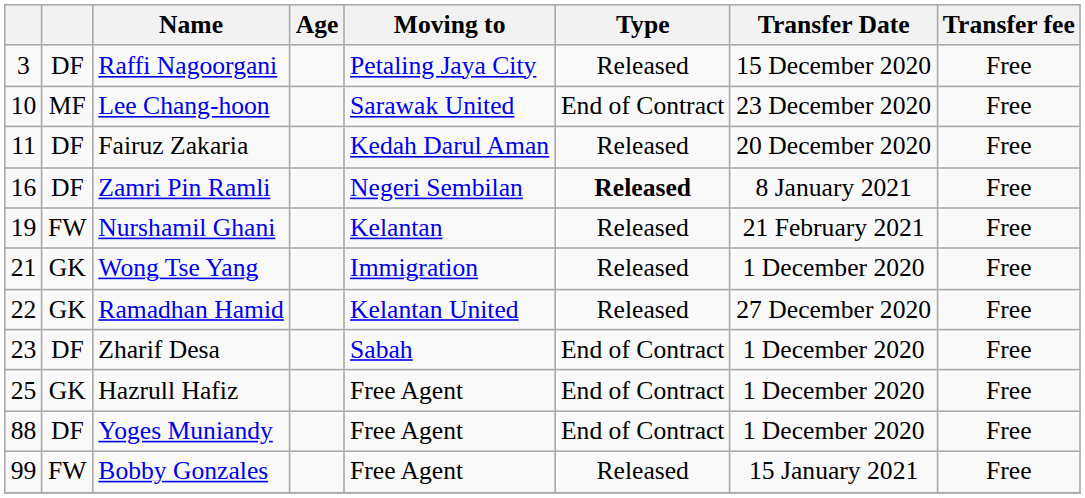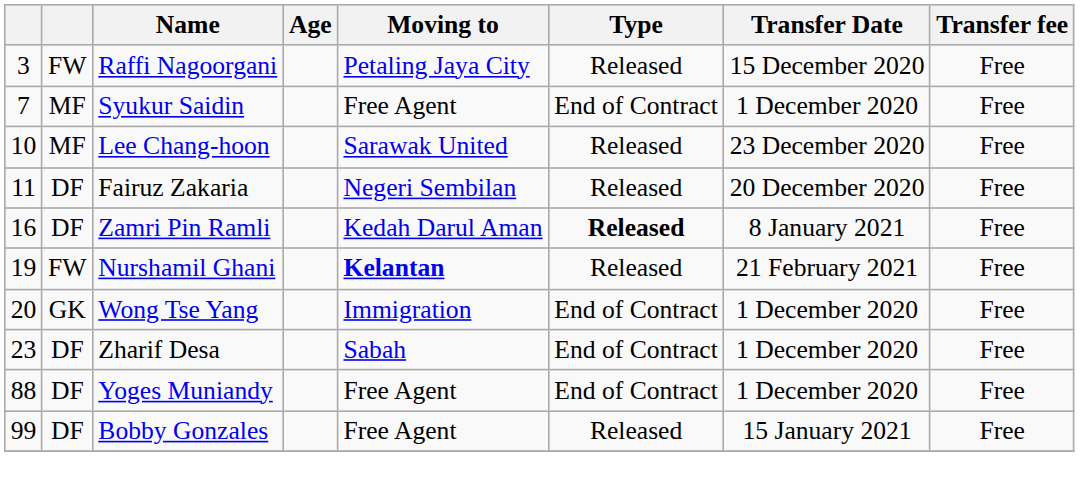(67, 65) DF -> (67, 65) FW
+ row: (171, 106)
(643, 106) End of Contract -> (636, 146) Released
(450, 146) Kedah Darul Aman -> (430, 187) Negeri Sembilan
(436, 187) Negeri Sembilan -> (443, 227) Kedah Darul Aman
(396, 227) normal -> (394, 268) bold
(24, 268) 21 -> (24, 308) 20
(643, 268) Released -> (636, 308) End of Contract
- row: (191, 308)
- row: (168, 390)
(67, 471) FW -> (67, 430) DF
